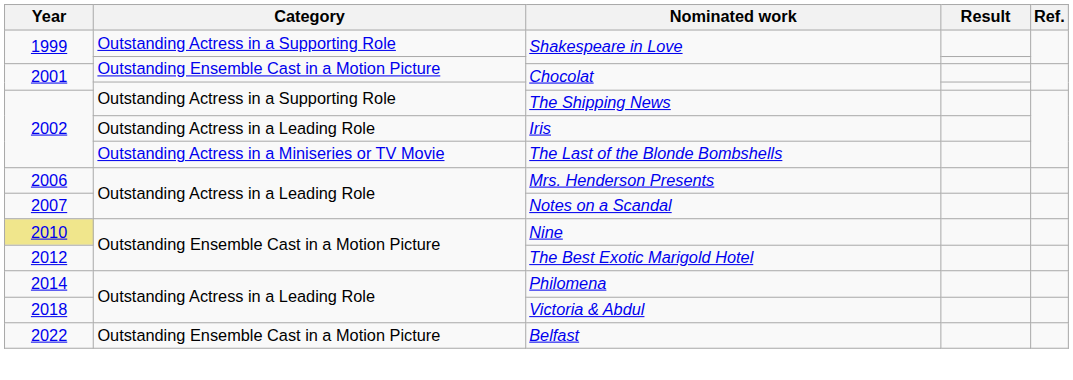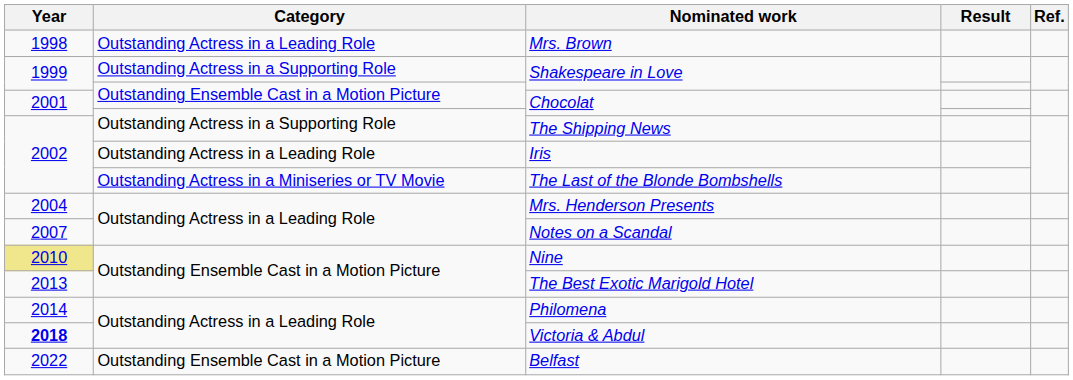+ row: (236, 43)
(49, 180) 2006 -> (49, 206) 2004
(49, 257) 2012 -> (49, 283) 2013
(49, 309) normal -> (49, 335) bold
